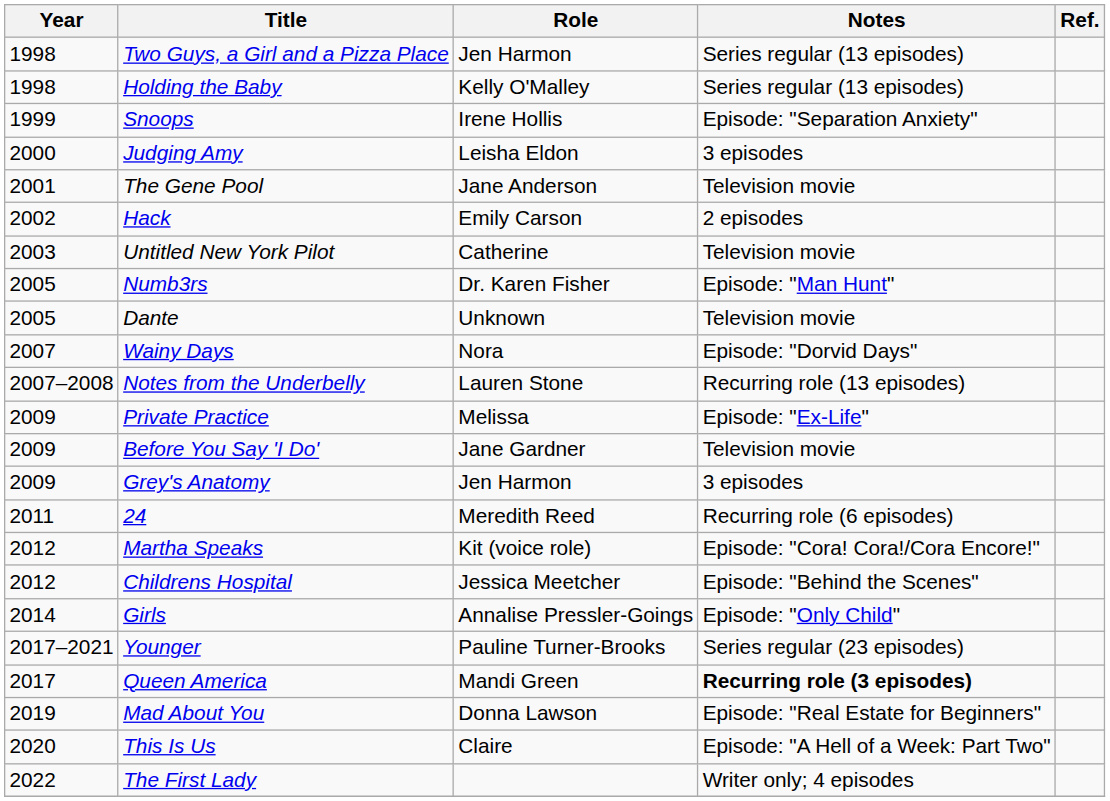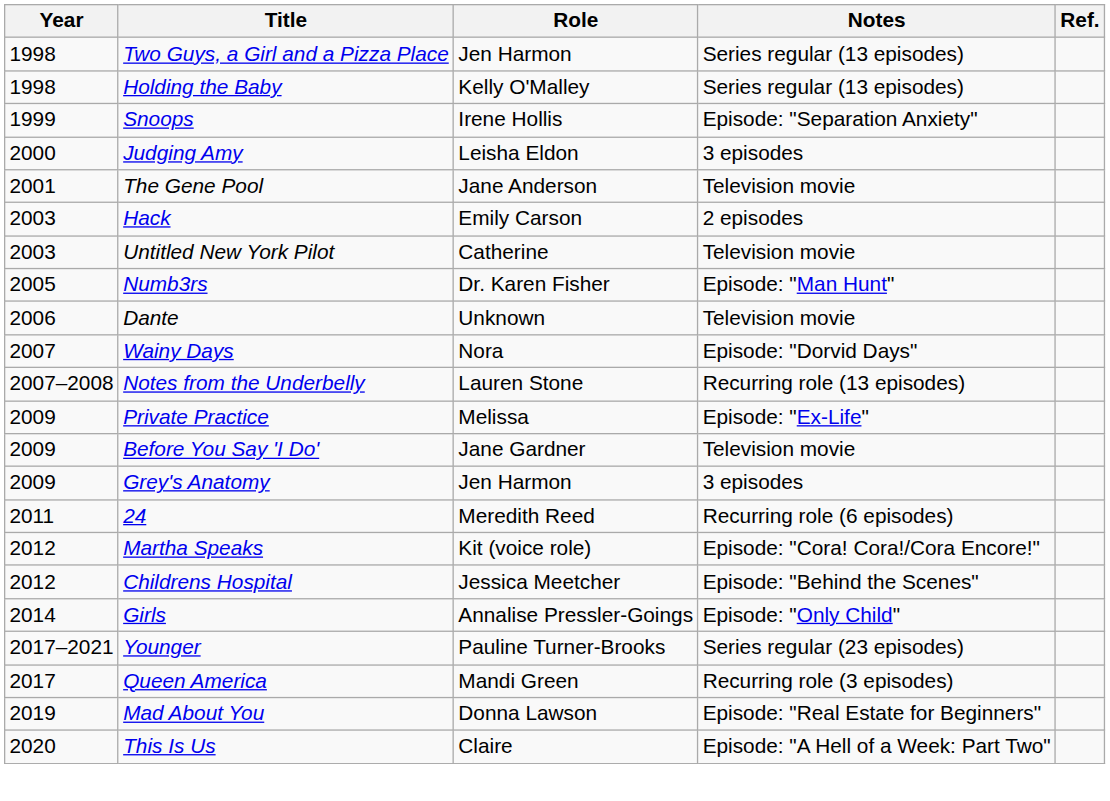(33, 218) 2002 -> (33, 218) 2003
(33, 317) 2005 -> (33, 317) 2006
(837, 680) bold -> (828, 680) normal
- row: (190, 779)
